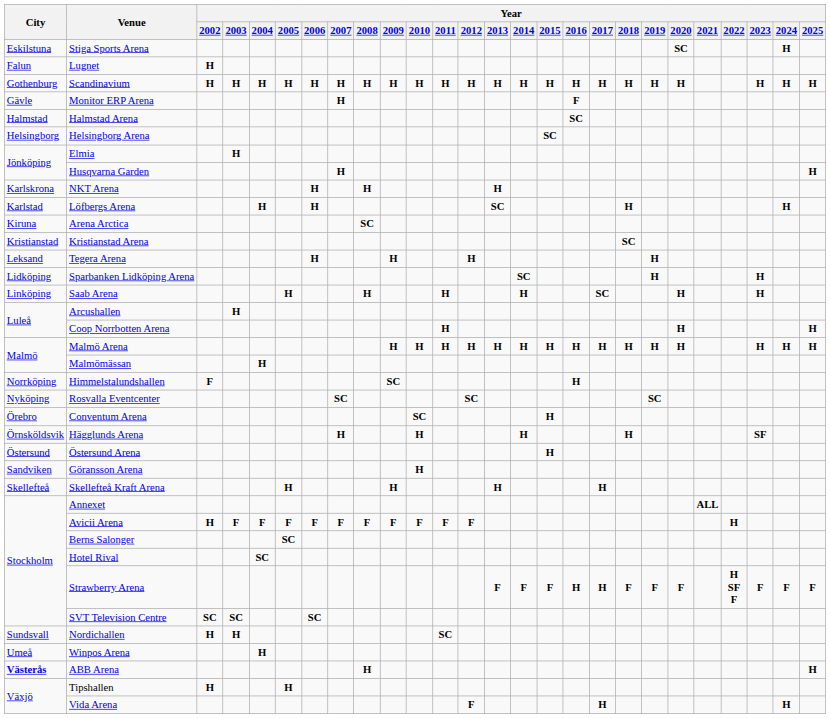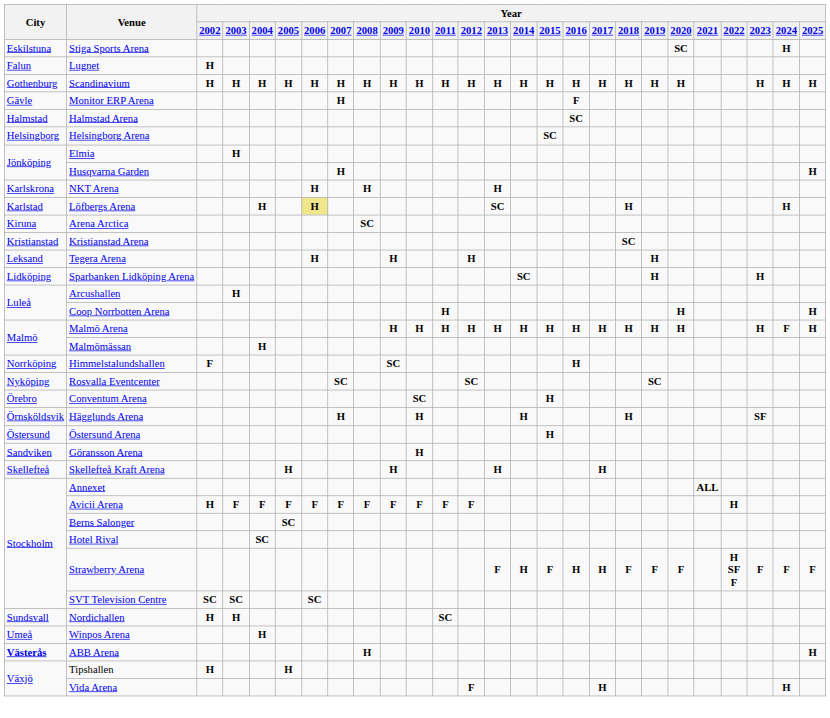(315, 206) no background -> (315, 206) khaki background
- row: (93, 294)
(786, 346) H -> (786, 329) F
(524, 587) F -> (524, 569) H
